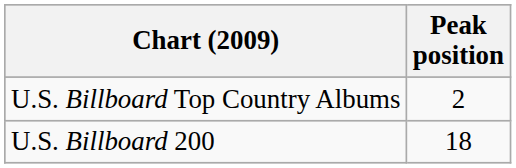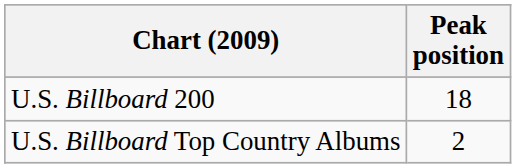rows swapped: (206, 98) <-> (113, 141)
